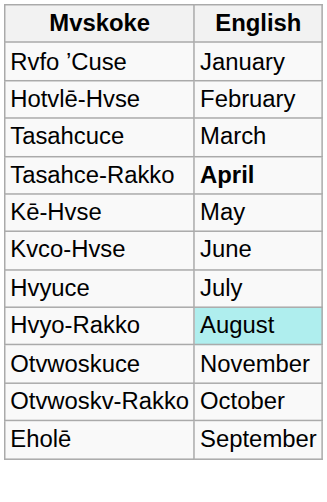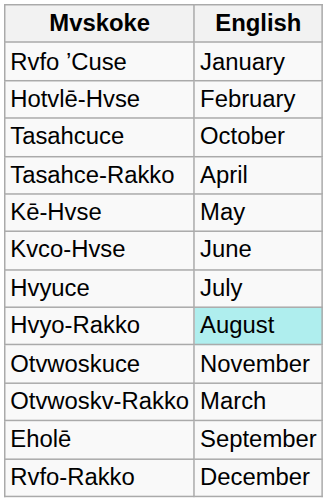(233, 136) March -> (242, 136) October
(227, 174) bold -> (224, 174) normal
(242, 401) October -> (233, 401) March
+ row: (73, 477)
